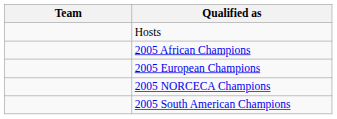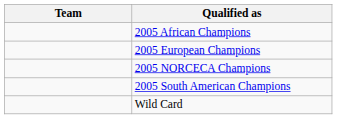- row: (148, 31)
+ row: (159, 104)
